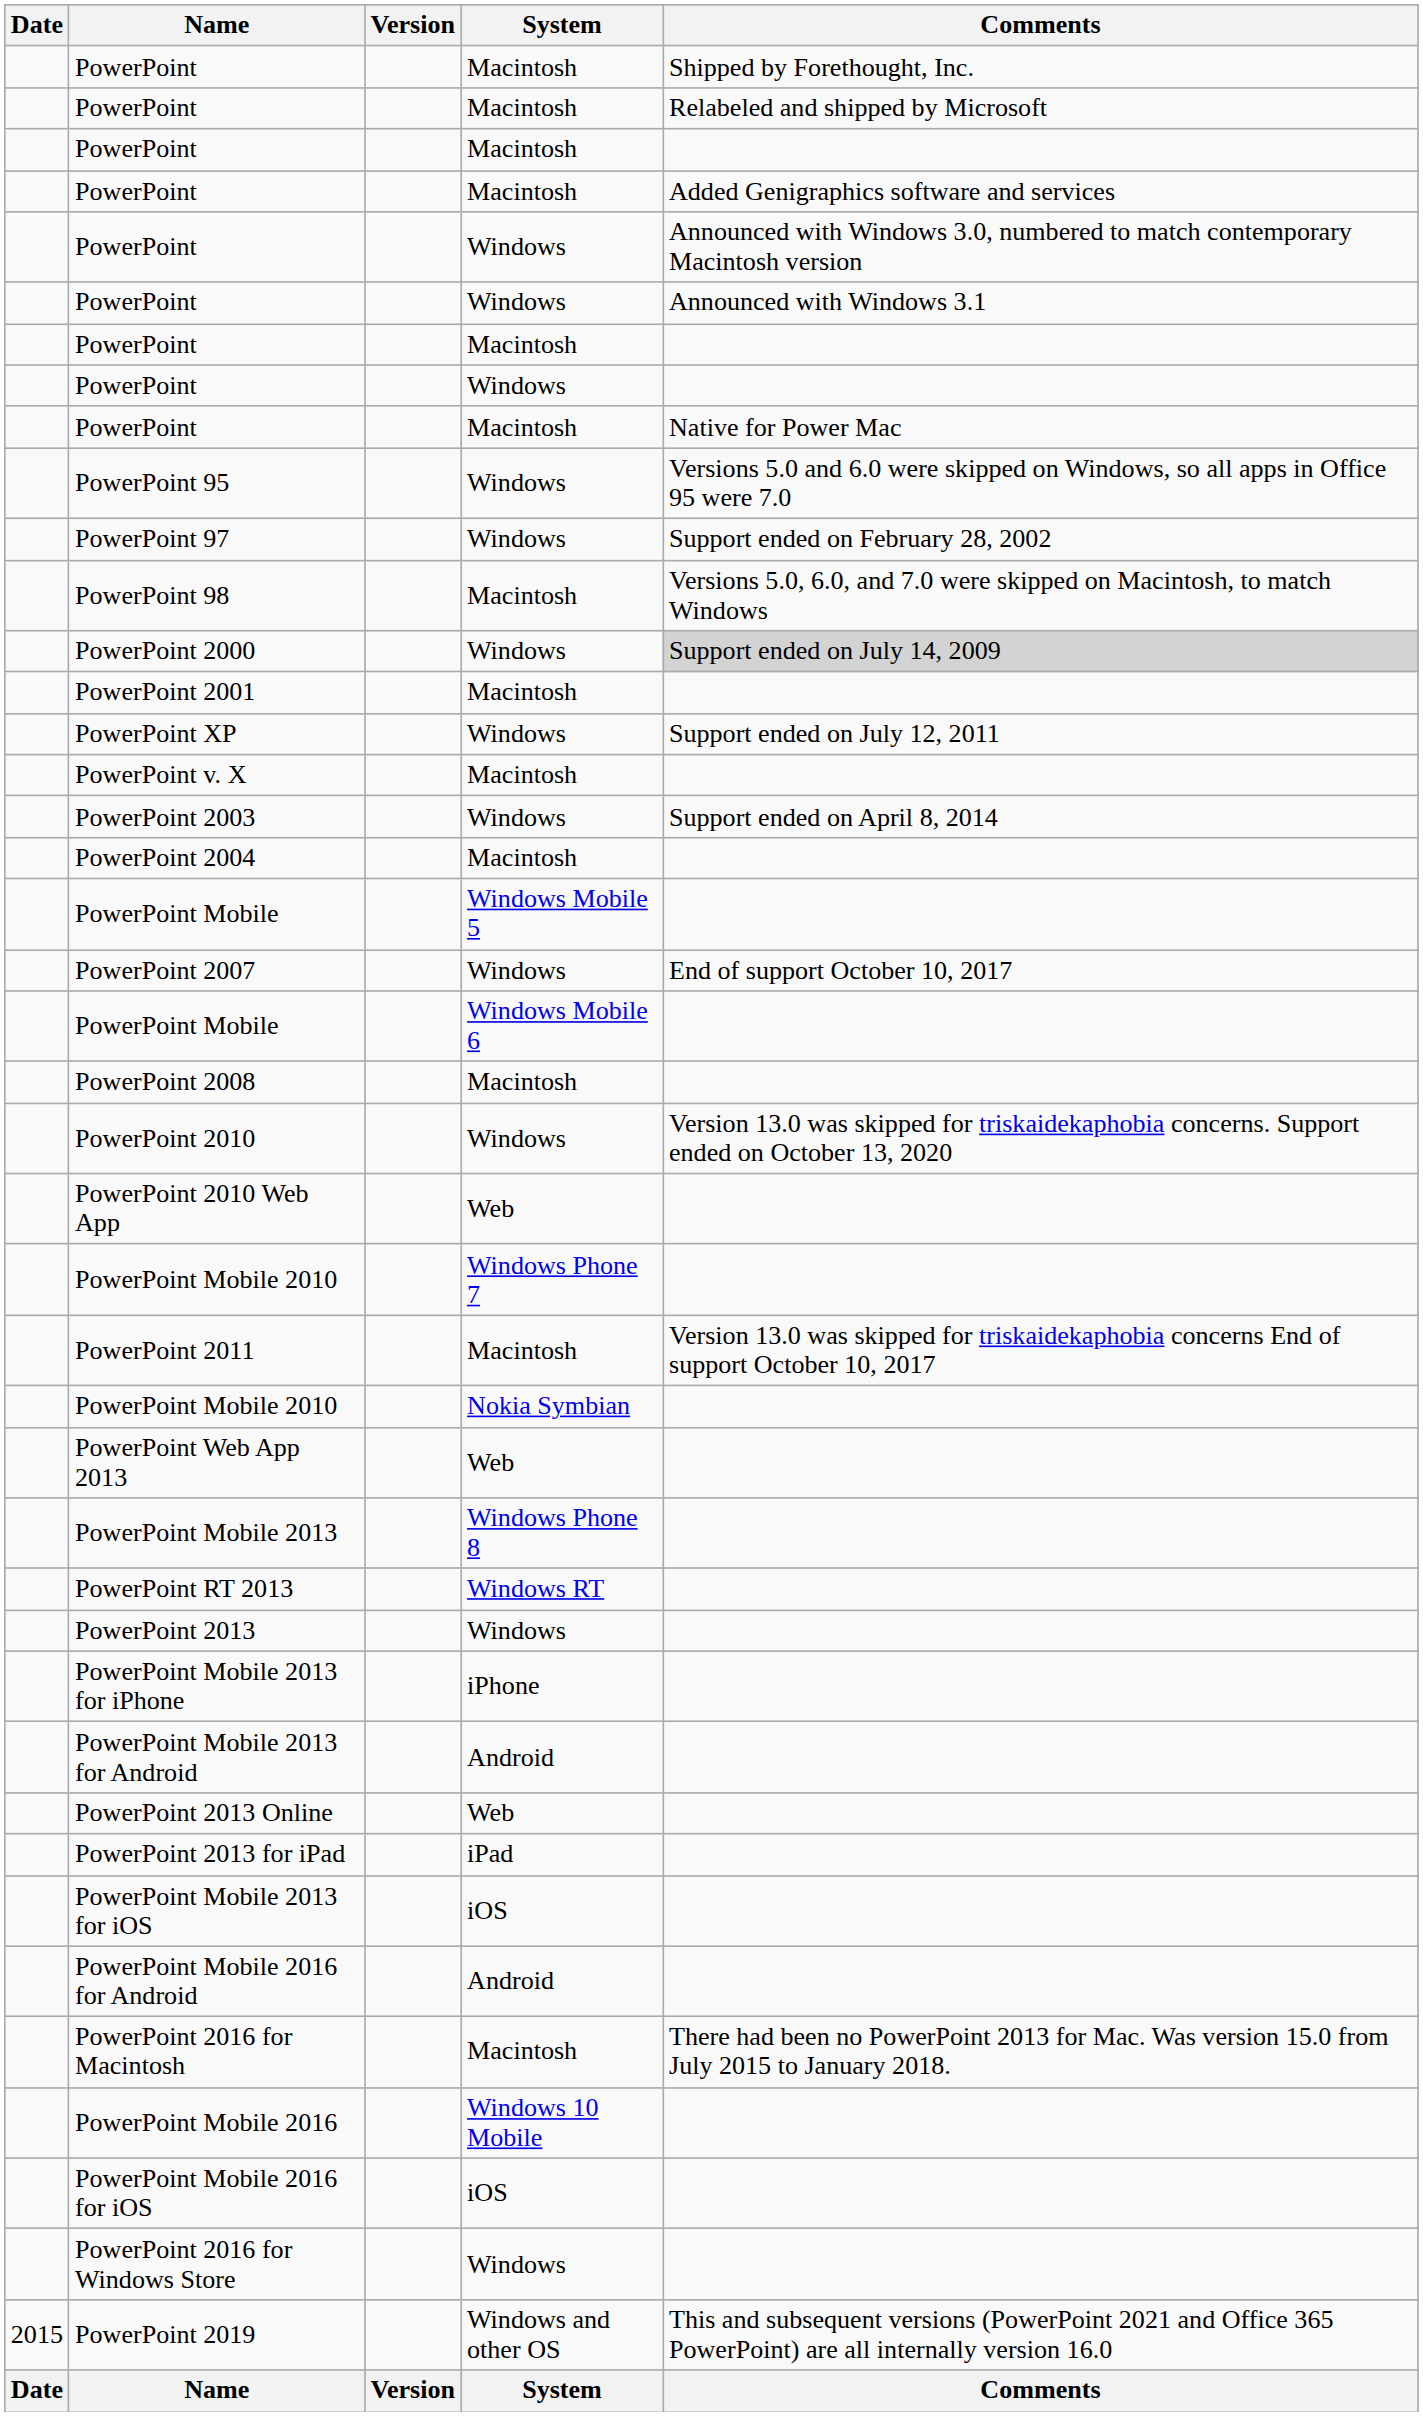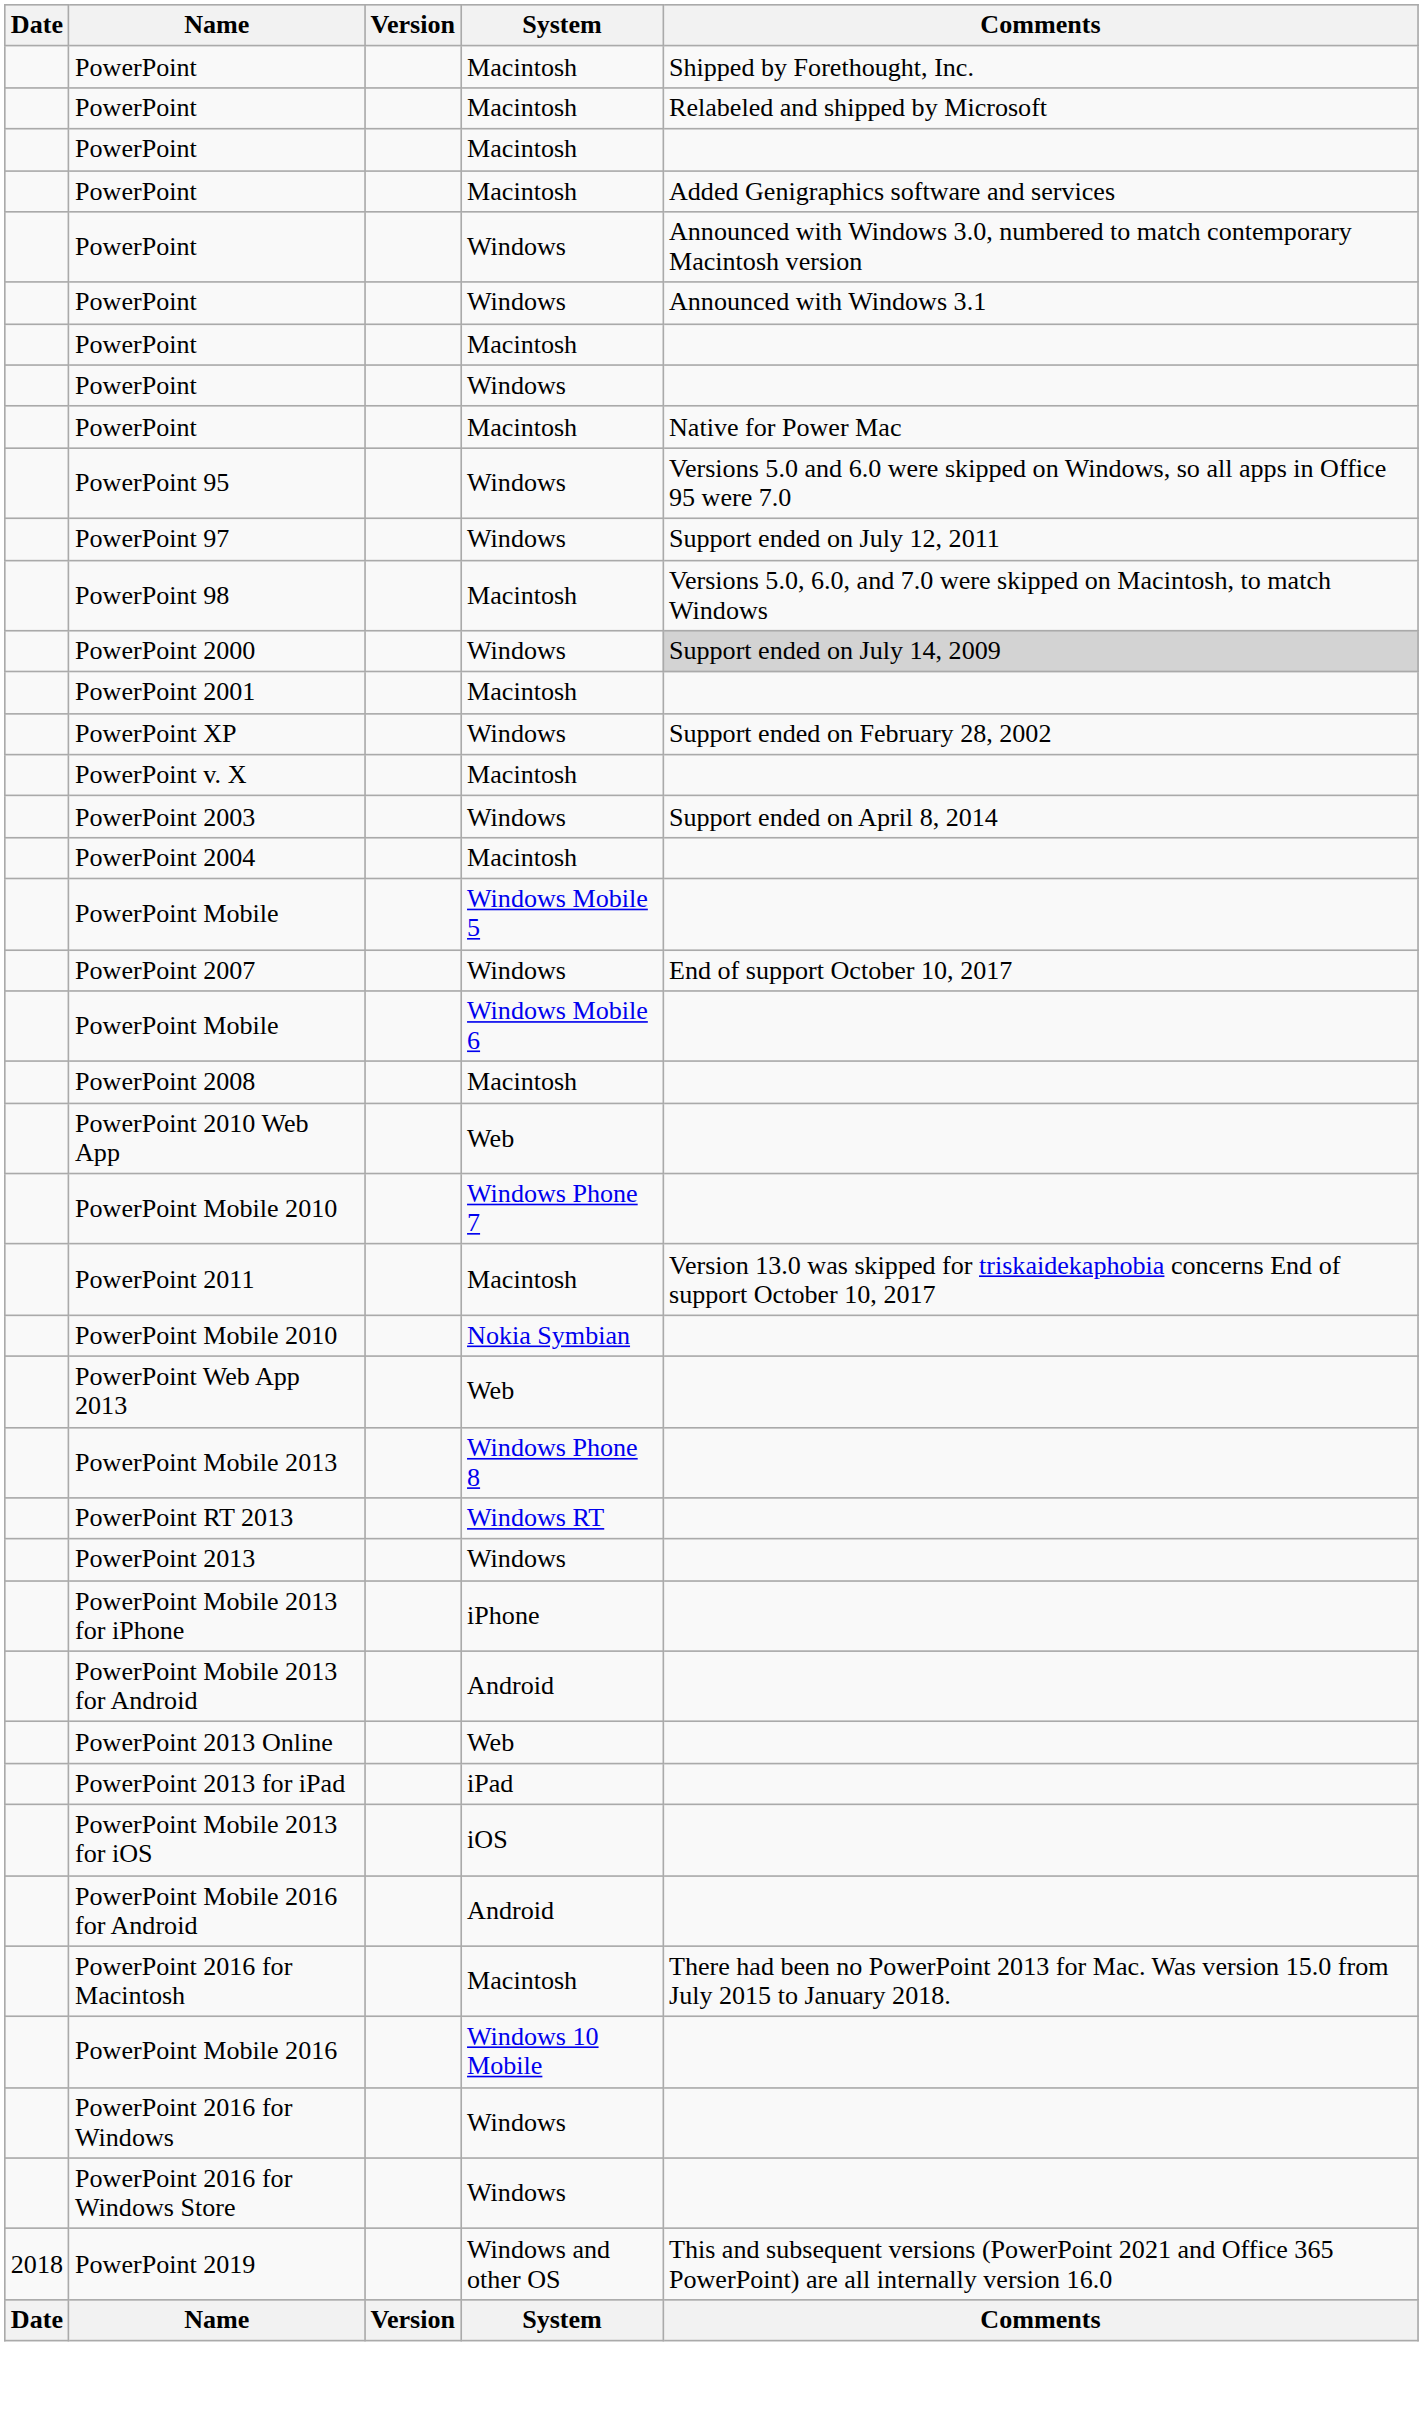(860, 538) Support ended on February 28, 2002 -> (834, 538) Support ended on July 12, 2011
(834, 733) Support ended on July 12, 2011 -> (860, 733) Support ended on February 28, 2002
- row: (165, 1137)
- row: (206, 2193)
+ row: (184, 2122)
(37, 2334) 2015 -> (37, 2263) 2018
